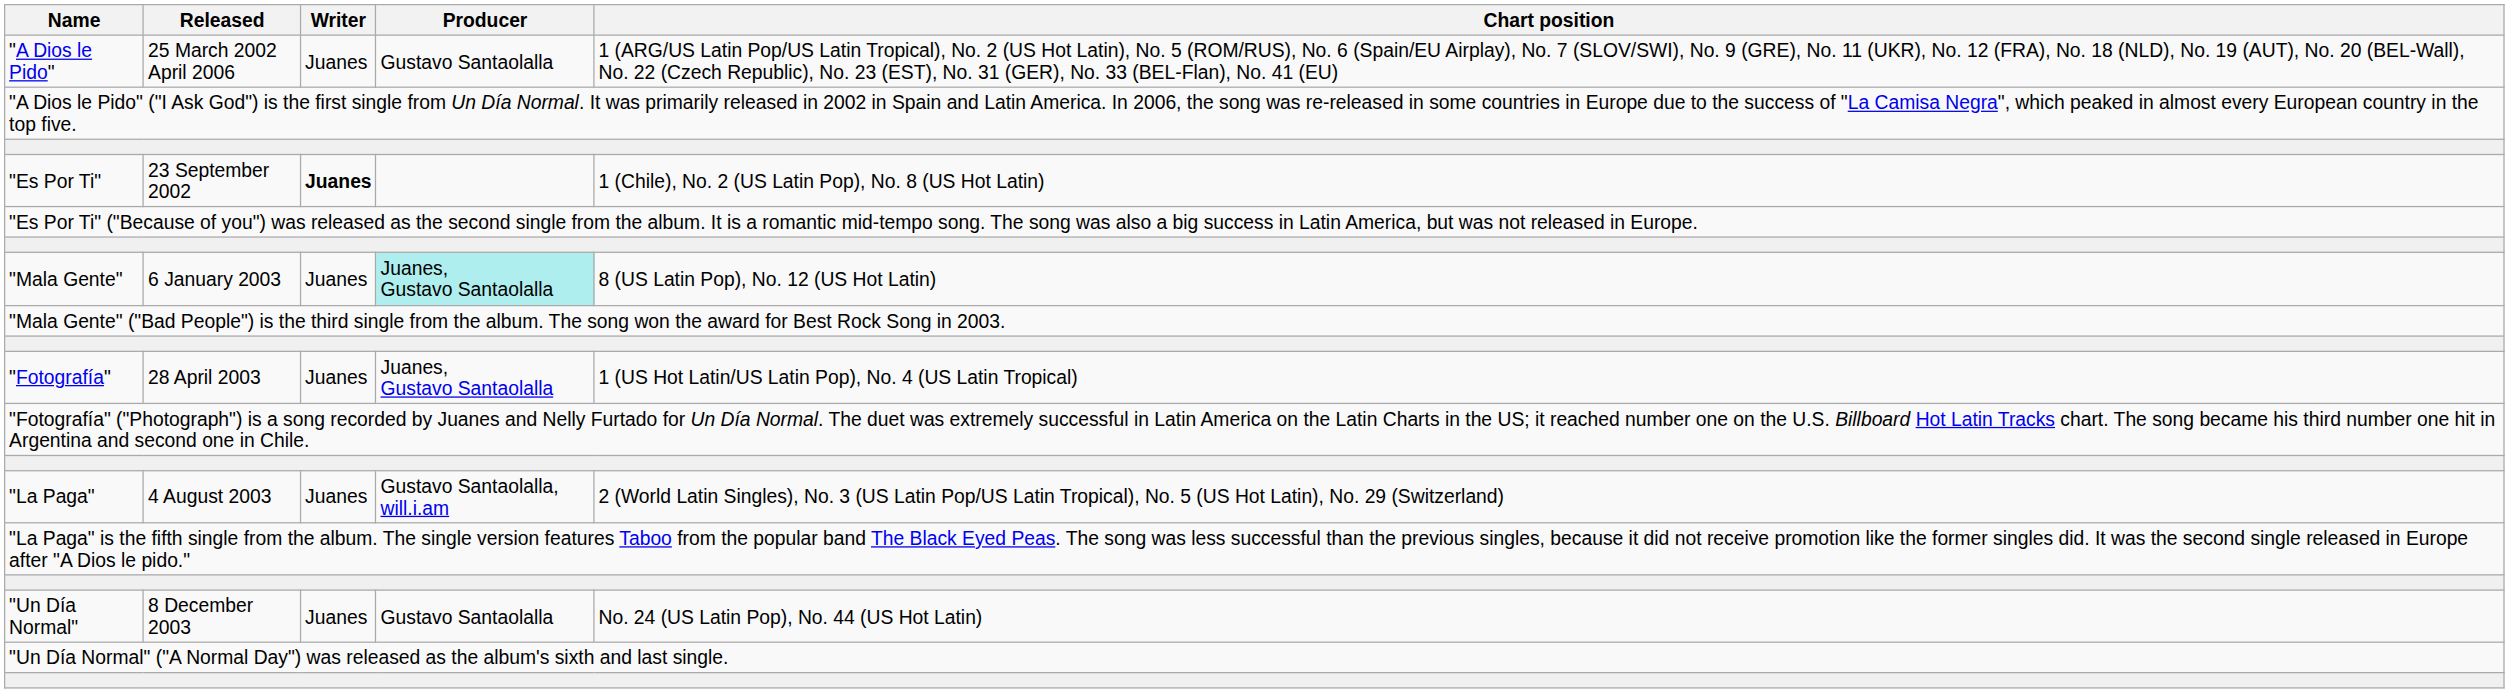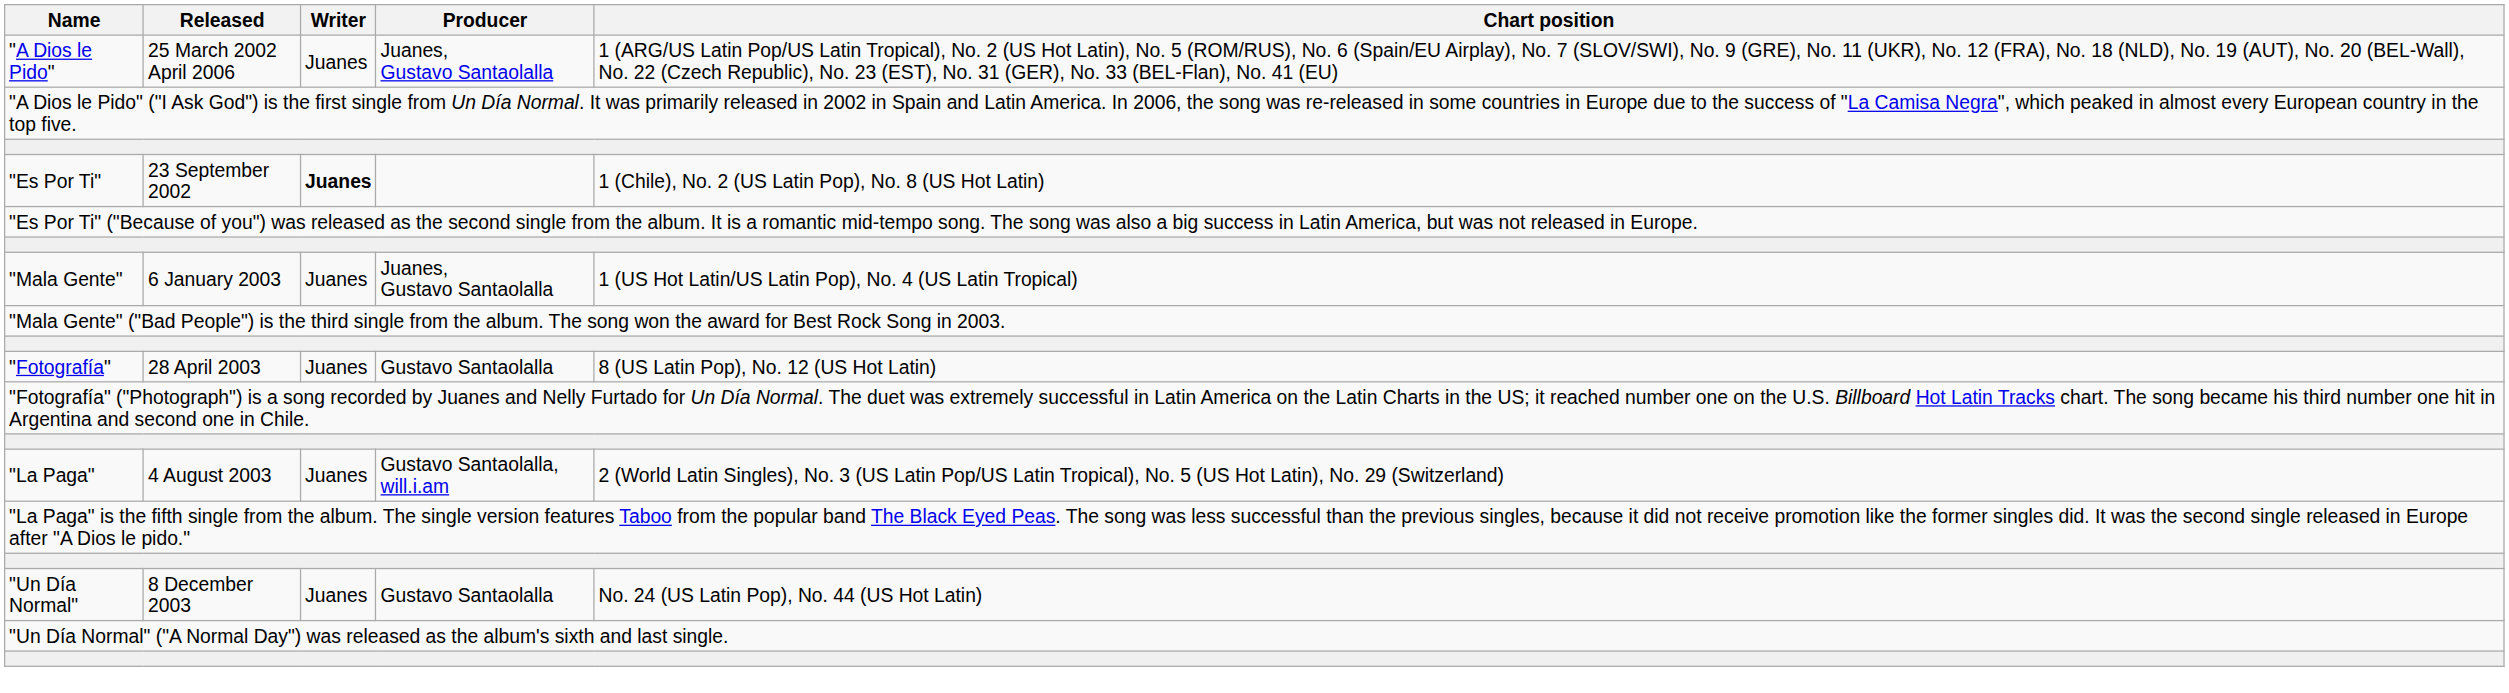(467, 61) Gustavo Santaolalla -> (467, 61) Juanes, Gustavo Santaolalla
(467, 279) paleturquoise background -> (467, 279) no background
(767, 279) 8 (US Latin Pop), No. 12 (US Hot Latin) -> (838, 279) 1 (US Hot Latin/US Latin Pop), No. 4 (US Latin Tropical)
(467, 377) Juanes, Gustavo Santaolalla -> (467, 366) Gustavo Santaolalla
(838, 377) 1 (US Hot Latin/US Latin Pop), No. 4 (US Latin Tropical) -> (767, 366) 8 (US Latin Pop), No. 12 (US Hot Latin)
